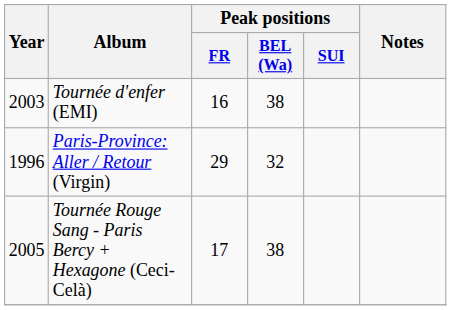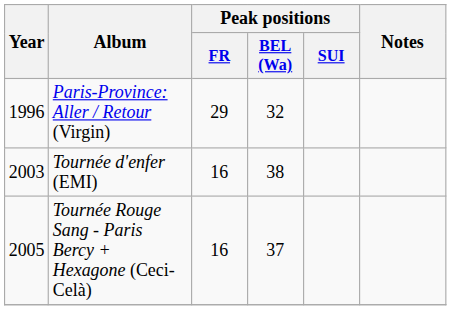rows swapped: (110, 161) <-> (109, 102)
(219, 250) 17 -> (219, 250) 16
(275, 250) 38 -> (275, 250) 37
